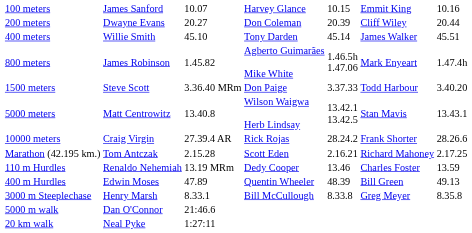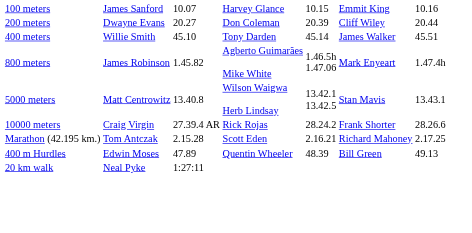- row: (30, 88)
- row: (35, 167)
- row: (48, 195)
- row: (32, 209)
